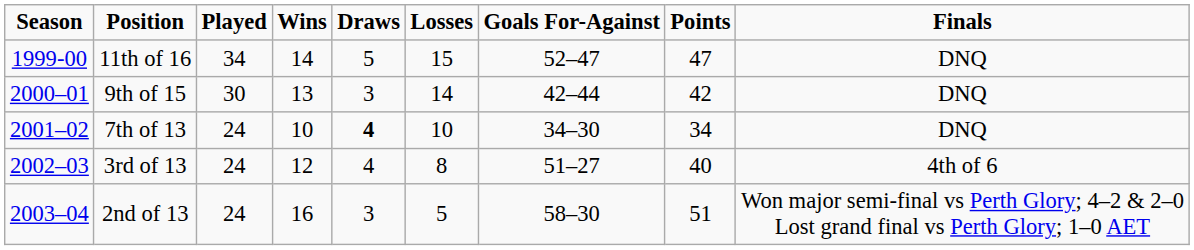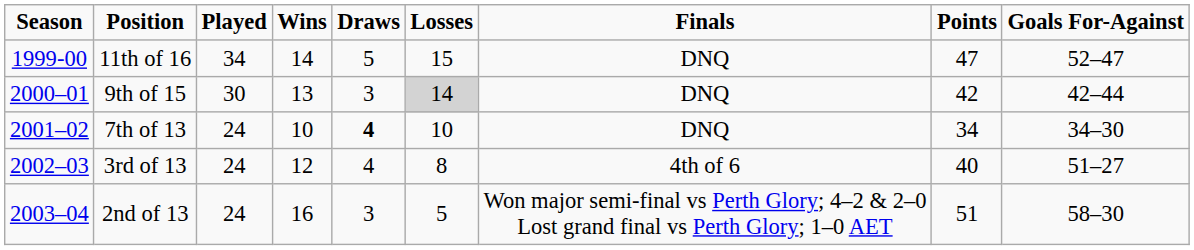columns swapped: (572, 22) <-> (962, 22)
(442, 93) no background -> (442, 93) lightgrey background
